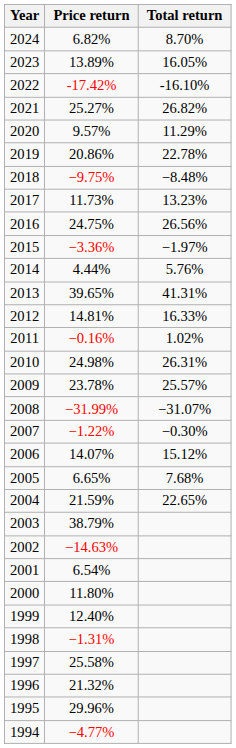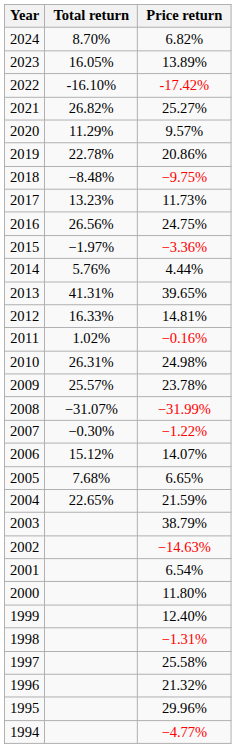columns swapped: (92, 16) <-> (185, 16)
